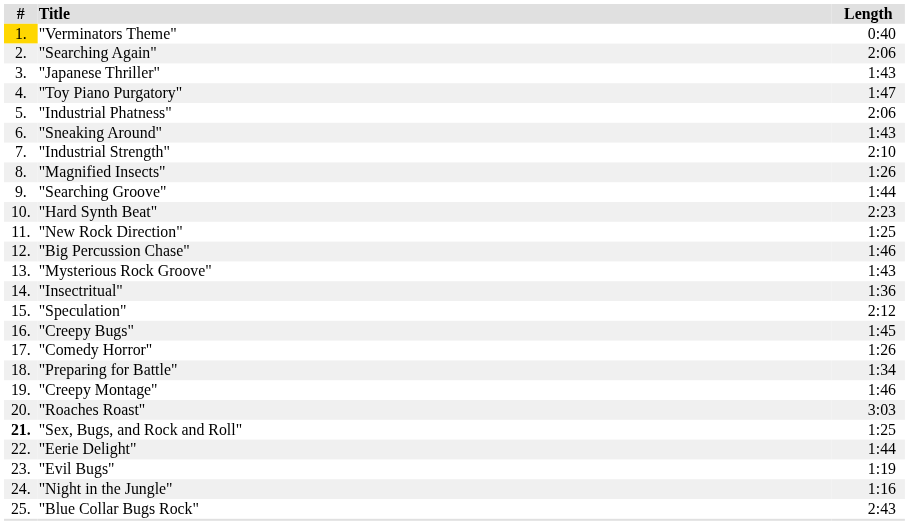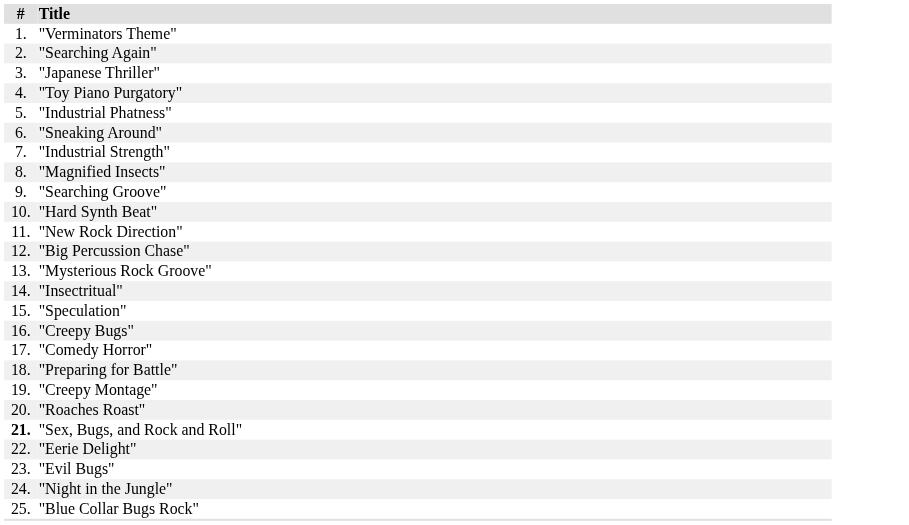- column: (868, 13)
(21, 33) gold background -> (21, 33) no background
